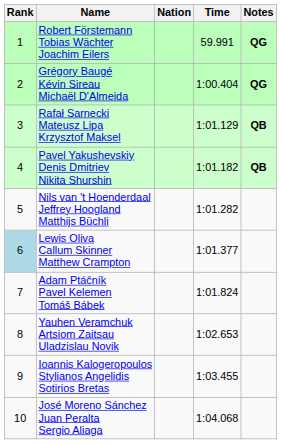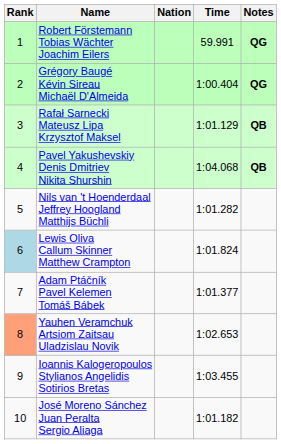(217, 167) 1:01.182 -> (217, 167) 1:04.068
(217, 251) 1:01.377 -> (217, 251) 1:01.824
(217, 293) 1:01.824 -> (217, 293) 1:01.377
(20, 334) no background -> (20, 334) lightsalmon background
(217, 418) 1:04.068 -> (217, 418) 1:01.182
